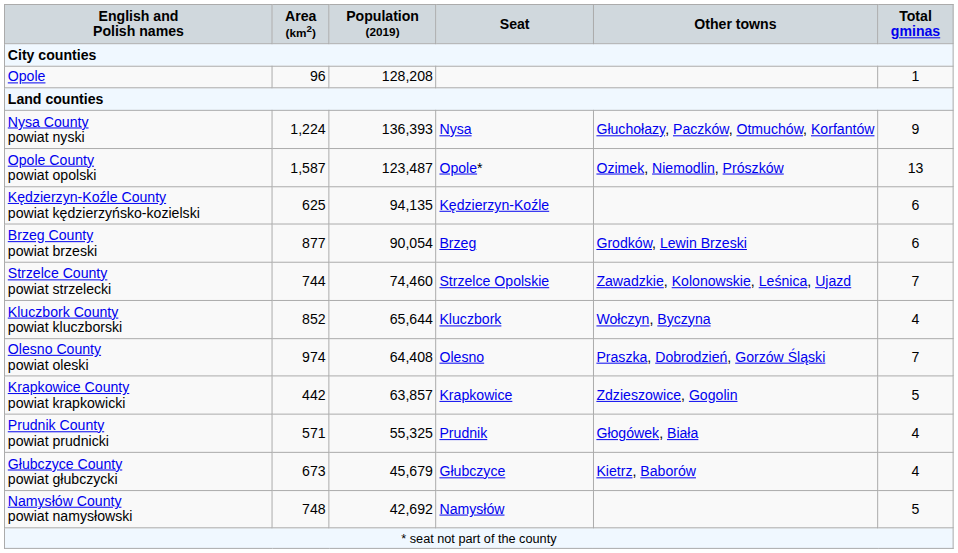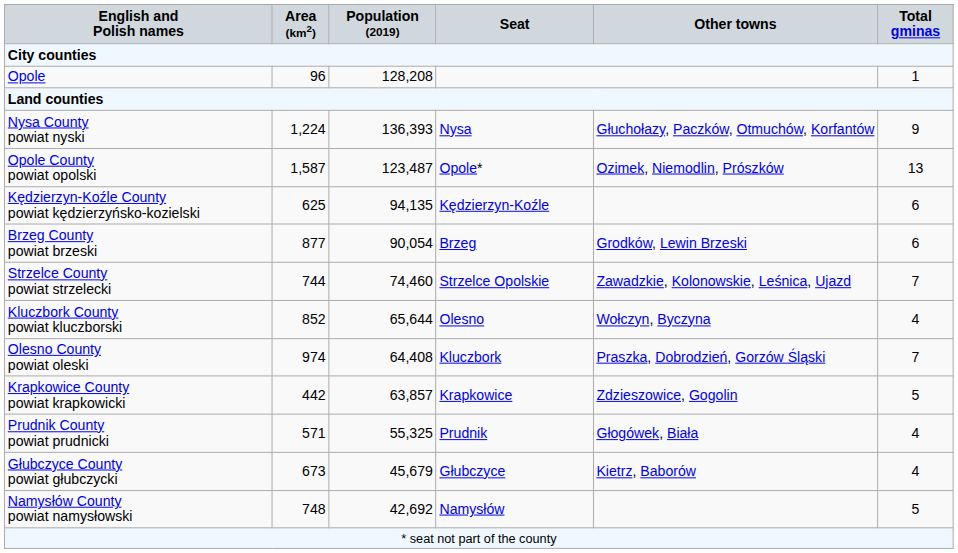(470, 320) Kluczbork -> (462, 320) Olesno
(462, 358) Olesno -> (470, 358) Kluczbork
